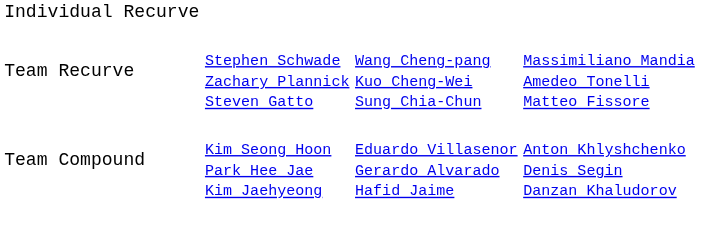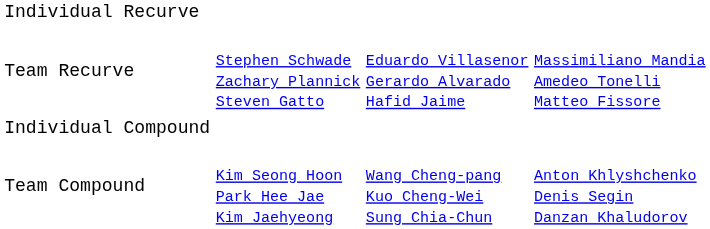(423, 81) Wang Cheng-pang Kuo Cheng-Wei Sung Chia-Chun -> (447, 81) Eduardo Villasenor Gerardo Alvarado Hafid Jaime
+ row: (107, 128)
(436, 170) Eduardo Villasenor Gerardo Alvarado Hafid Jaime -> (434, 197) Wang Cheng-pang Kuo Cheng-Wei Sung Chia-Chun
